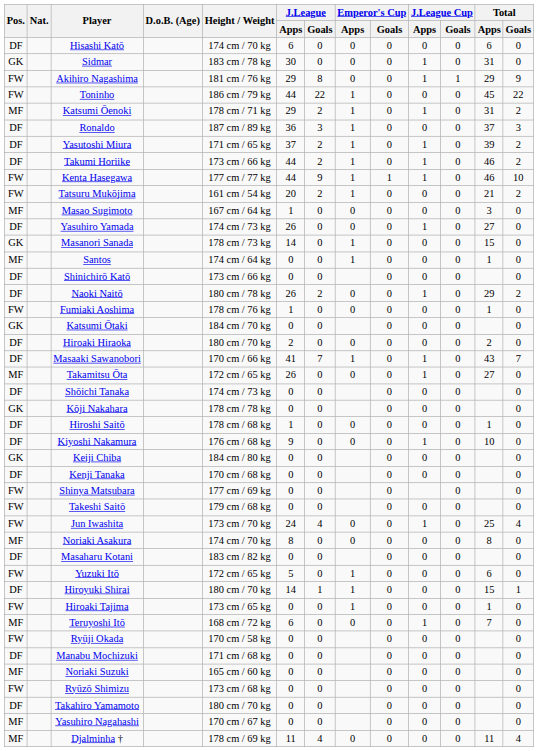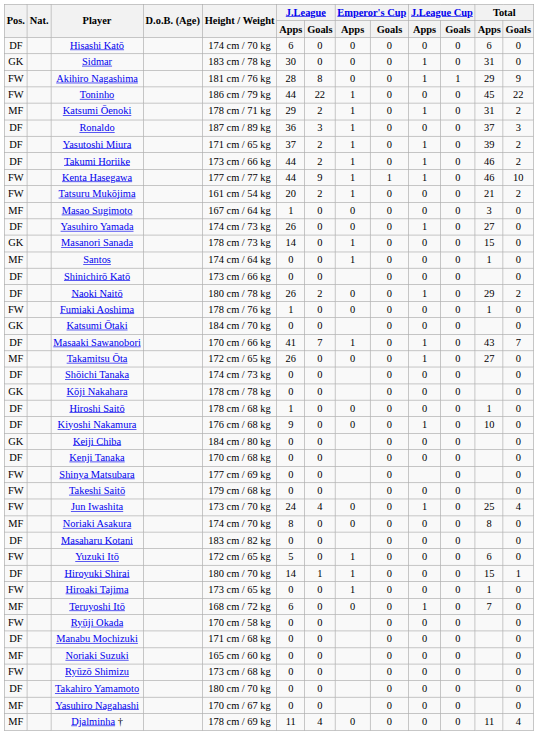(291, 78) 29 -> (291, 78) 28
- row: (97, 342)
